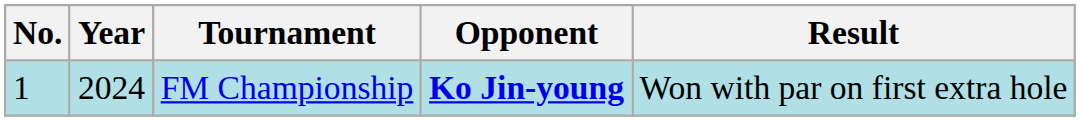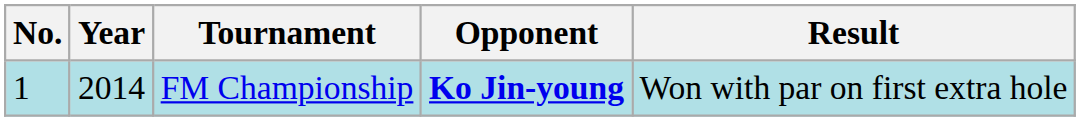(111, 87) 2024 -> (111, 87) 2014
